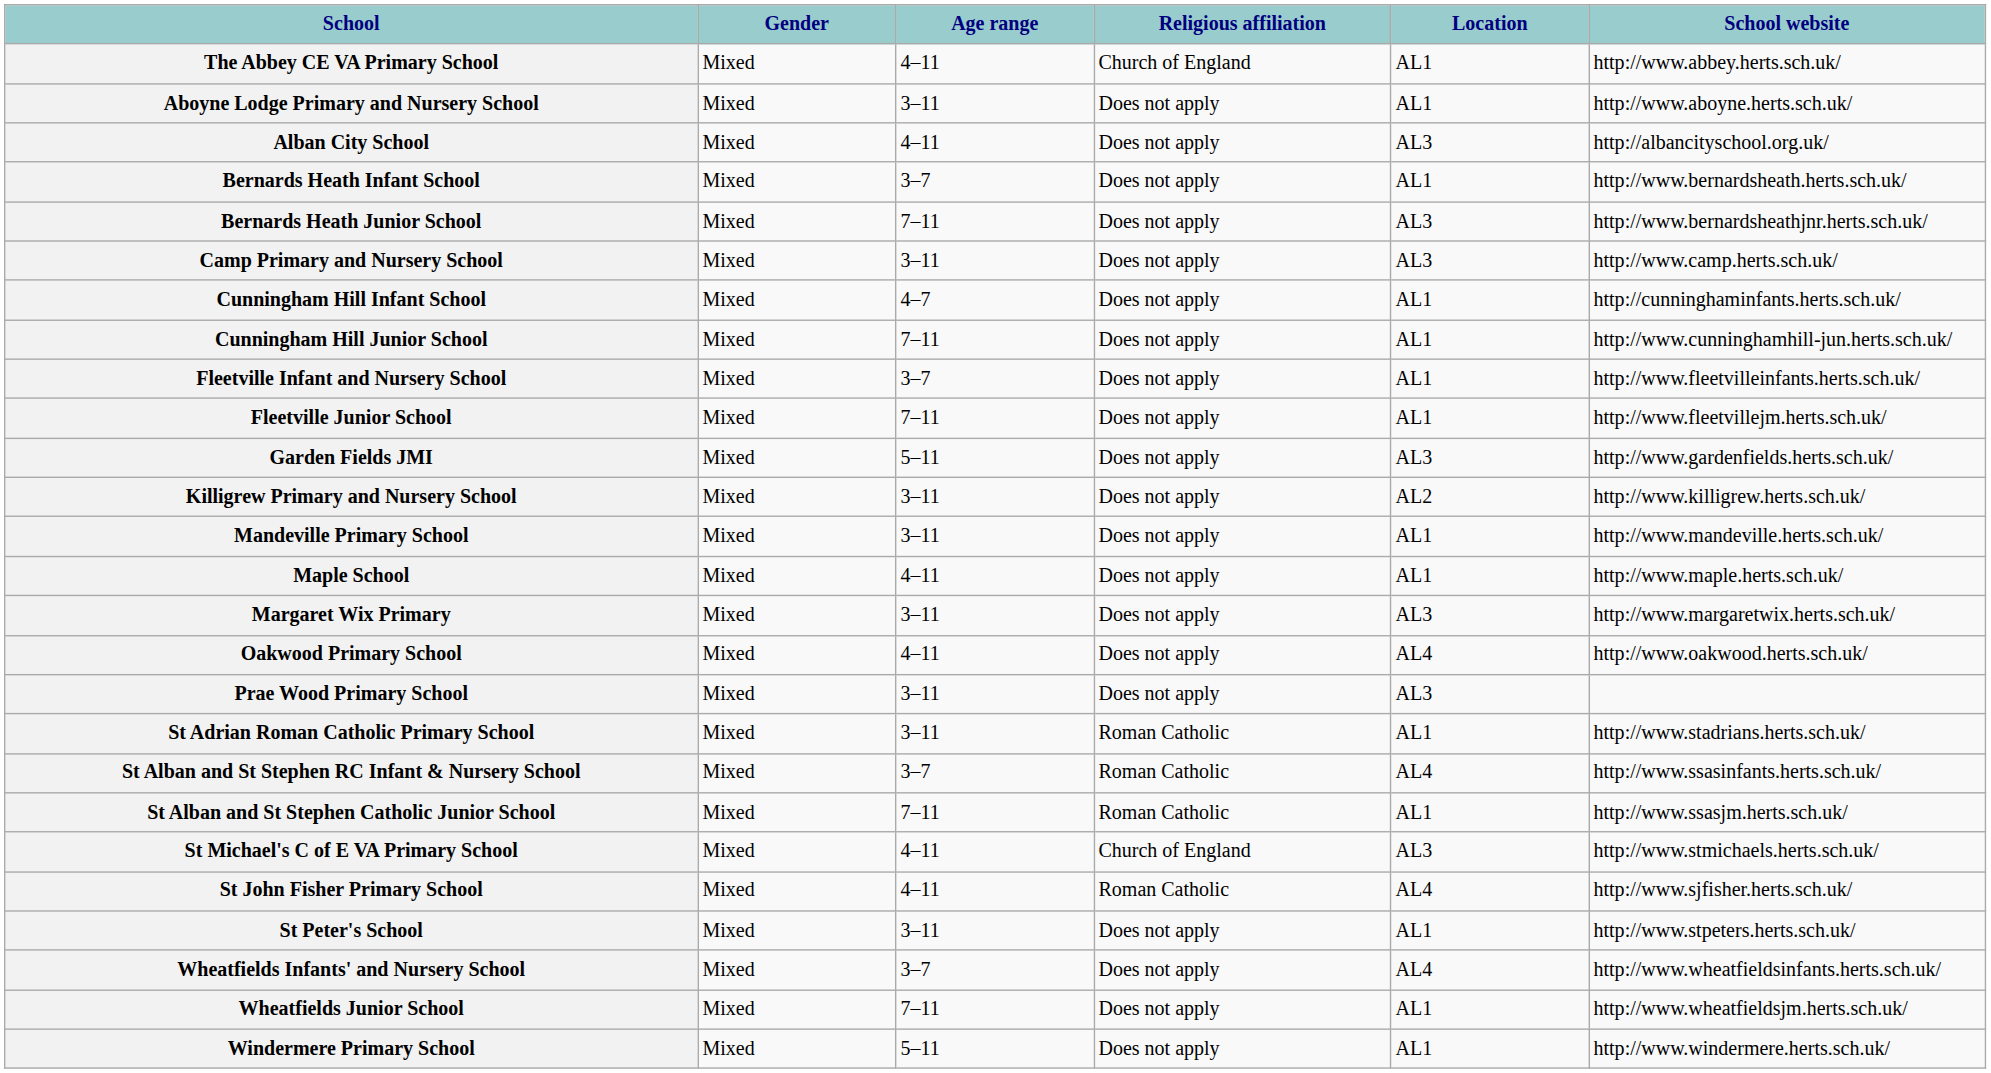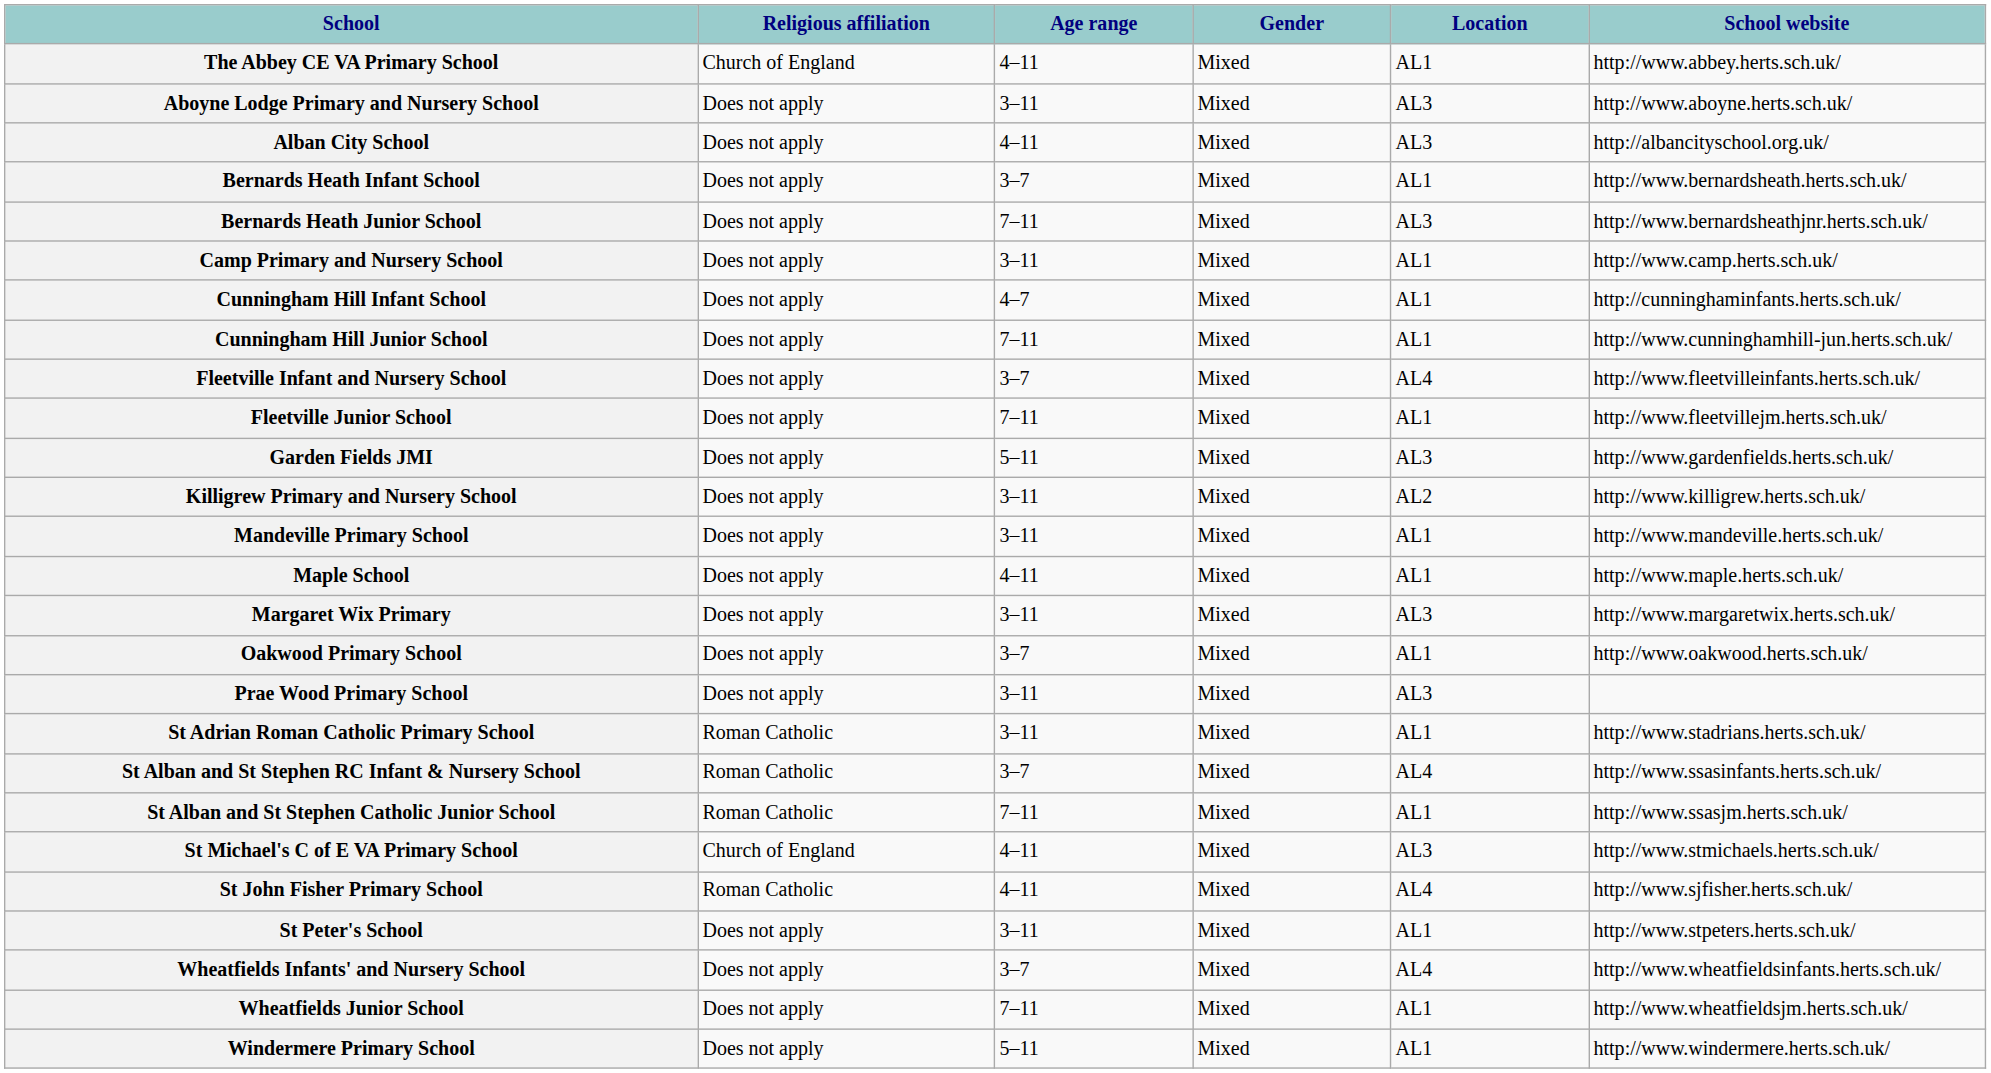columns swapped: (797, 24) <-> (1242, 24)
(1414, 102) AL1 -> (1414, 102) AL3
(1414, 260) AL3 -> (1414, 260) AL1
(1414, 378) AL1 -> (1414, 378) AL4
(920, 654) 4–11 -> (1014, 654) 3–7
(1414, 654) AL4 -> (1414, 654) AL1
